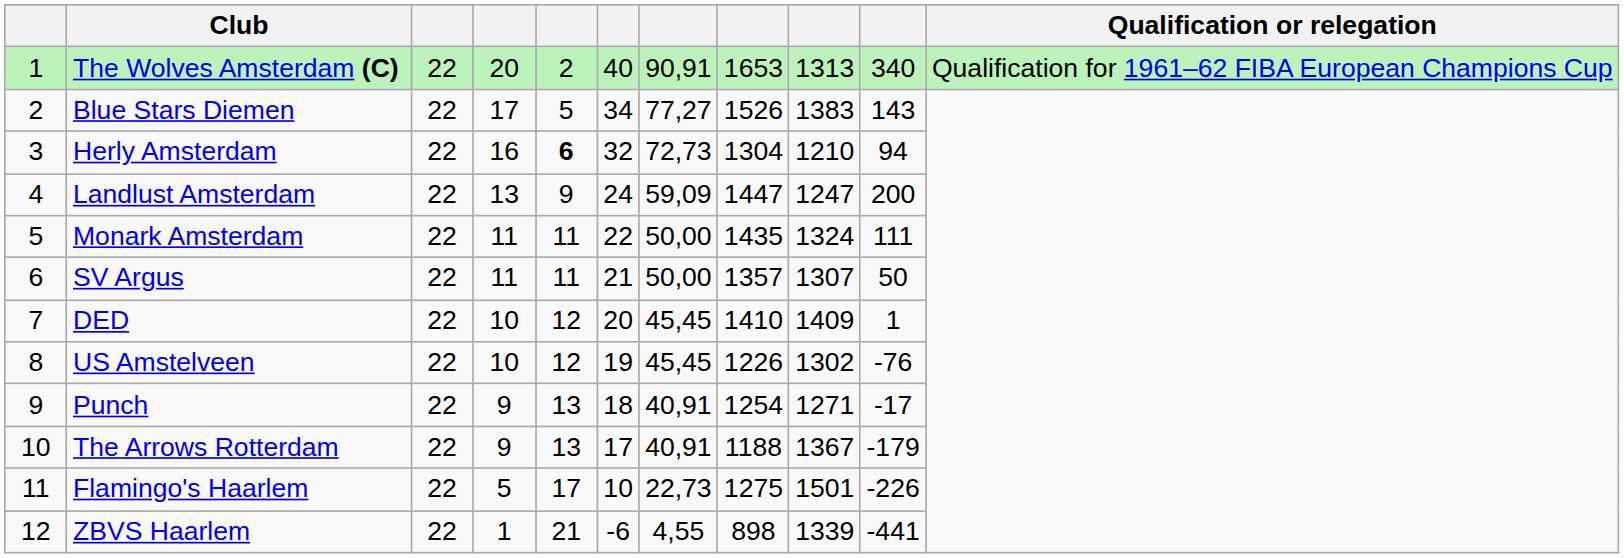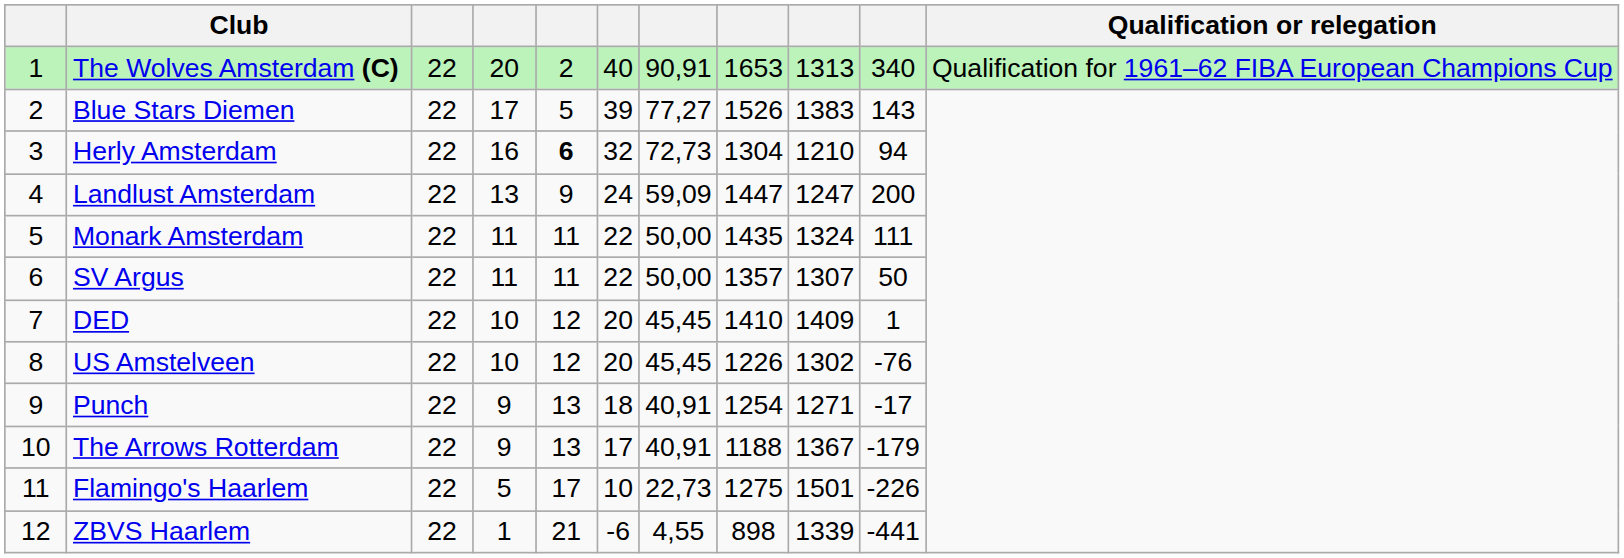(618, 109) 34 -> (618, 109) 39
(618, 278) 21 -> (618, 278) 22
(618, 362) 19 -> (618, 362) 20
